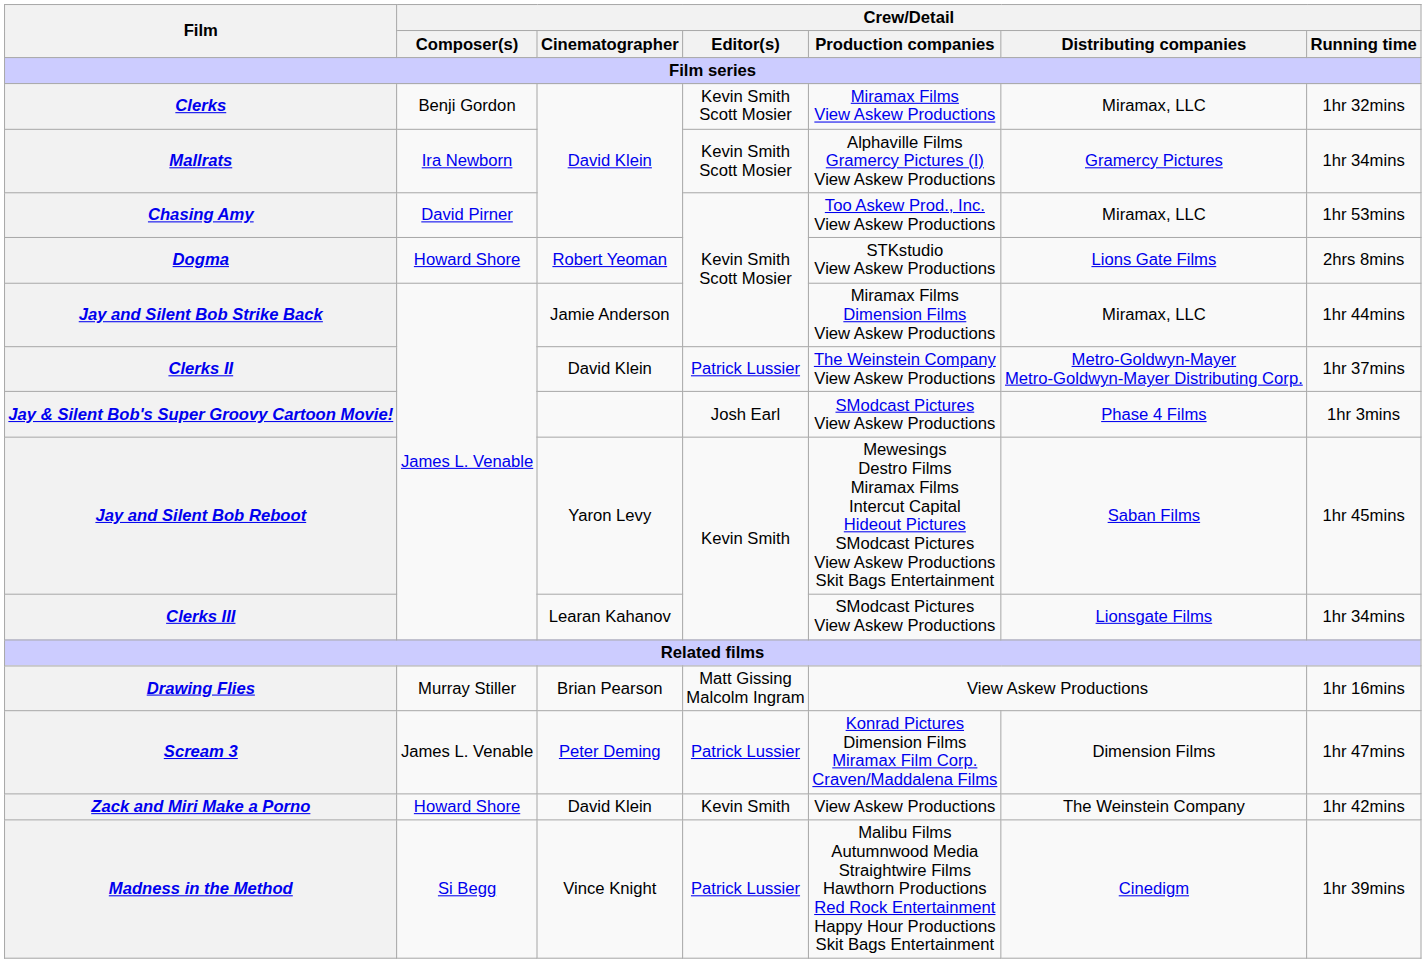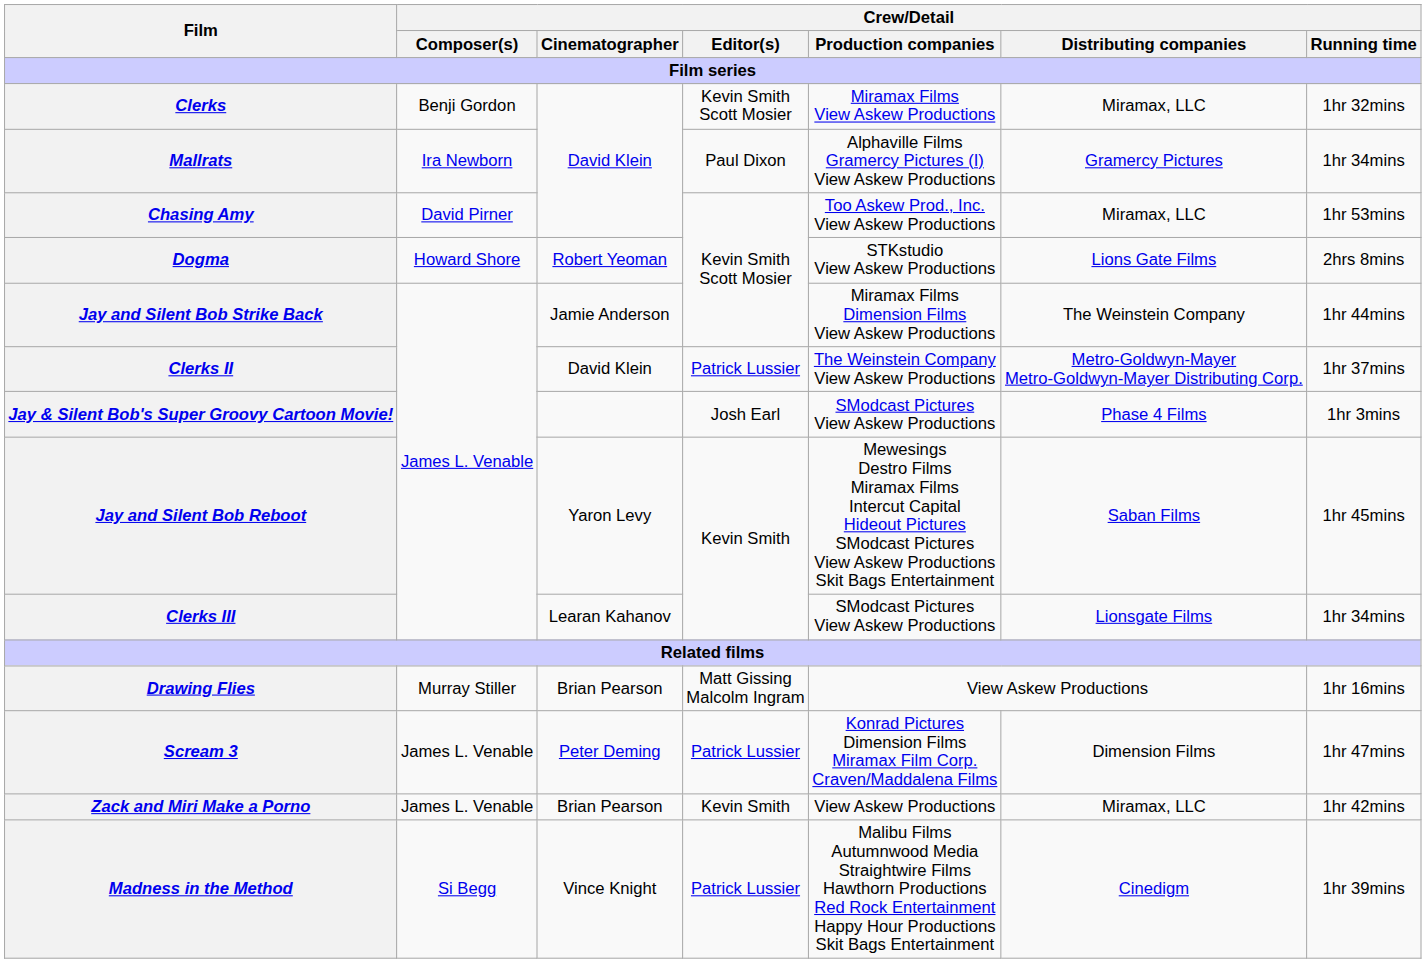(745, 160) Kevin Smith Scott Mosier -> (746, 160) Paul Dixon
(1154, 314) Miramax, LLC -> (1154, 314) The Weinstein Company
(467, 806) Howard Shore -> (467, 806) James L. Venable
(610, 806) David Klein -> (610, 806) Brian Pearson
(1154, 806) The Weinstein Company -> (1154, 806) Miramax, LLC
